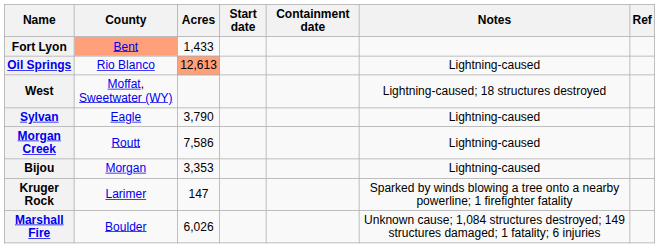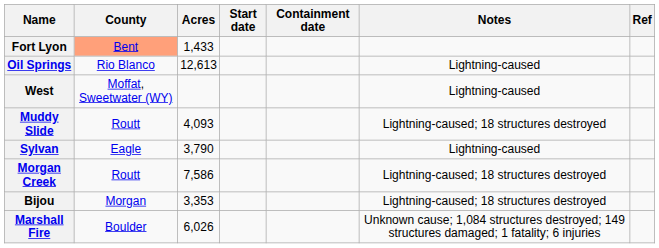(199, 65) lightsalmon background -> (199, 65) no background
(494, 91) Lightning-caused; 18 structures destroyed -> (494, 91) Lightning-caused
+ row: (39, 123)
(494, 142) Lightning-caused -> (494, 175) Lightning-caused; 18 structures destroyed
(494, 168) Lightning-caused -> (494, 201) Lightning-caused; 18 structures destroyed
- row: (39, 194)
